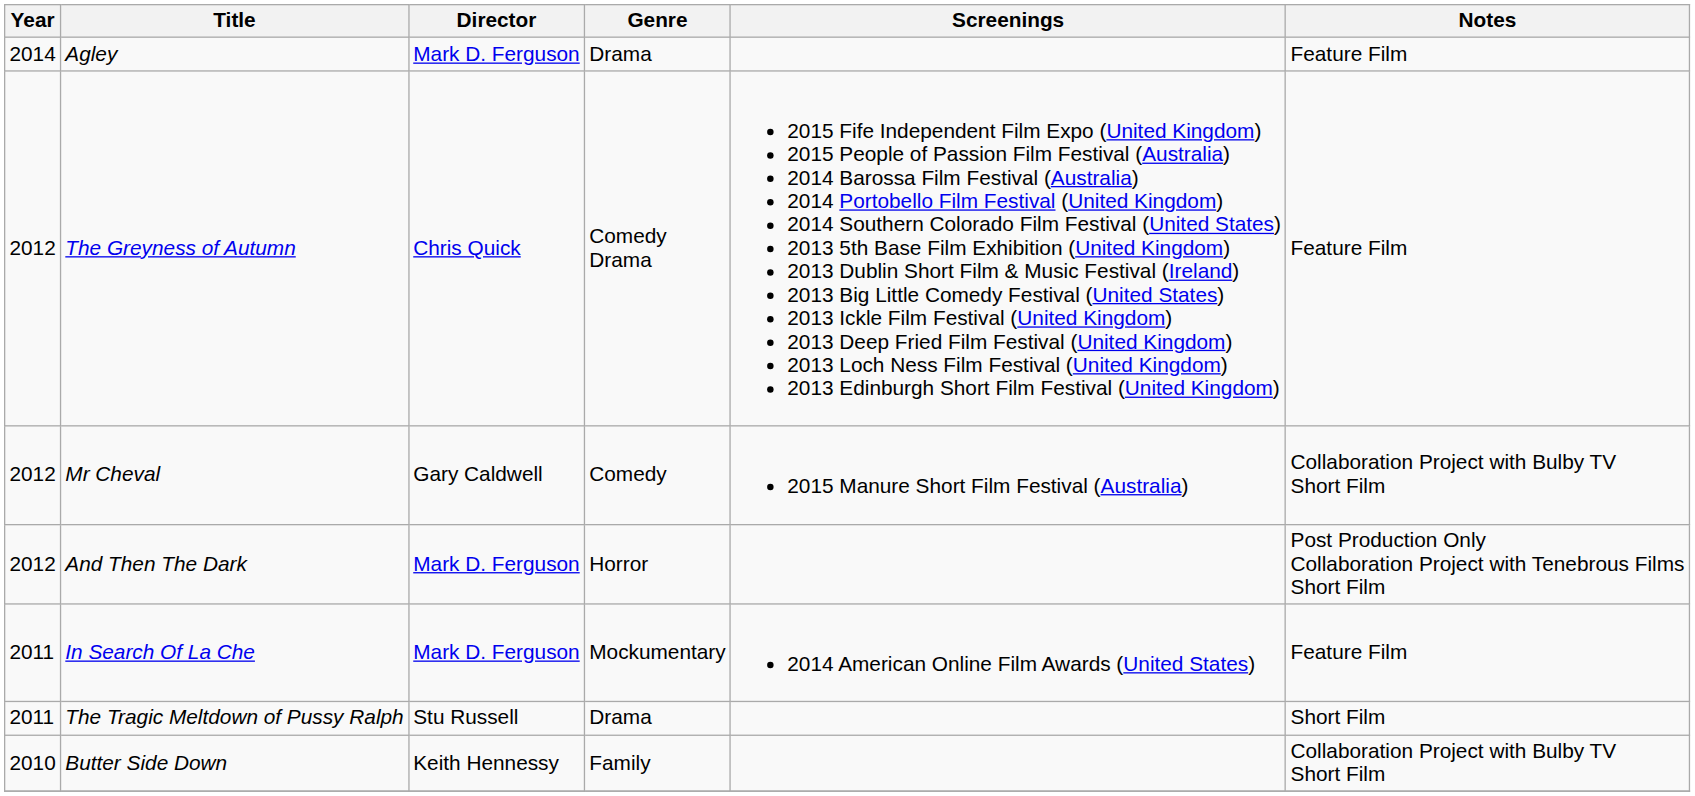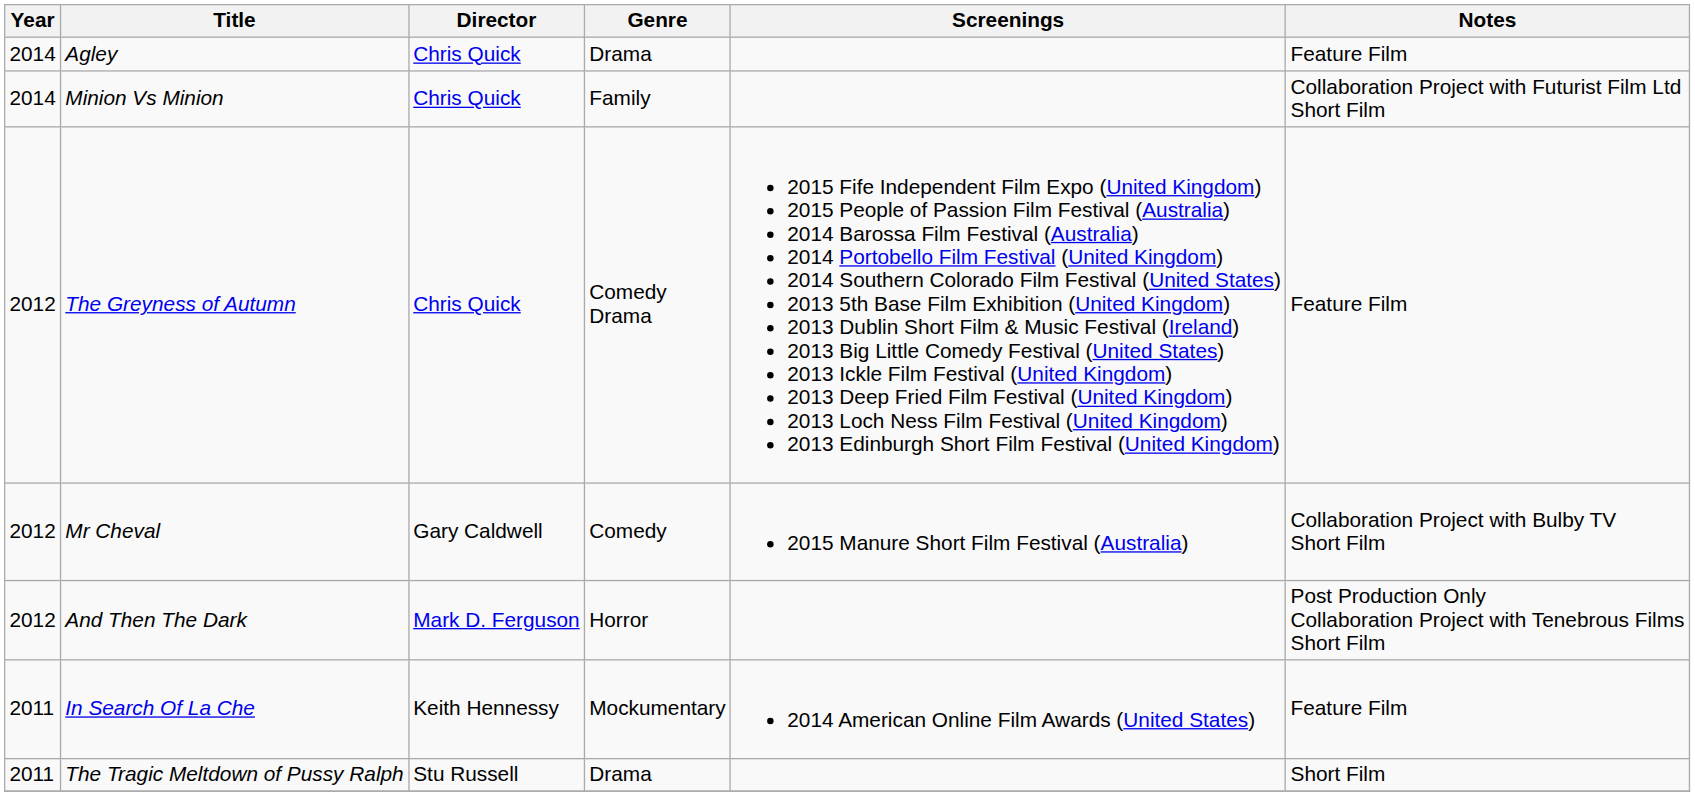(496, 53) Mark D. Ferguson -> (467, 53) Chris Quick
+ row: (144, 98)
(496, 652) Mark D. Ferguson -> (486, 709) Keith Hennessy
- row: (146, 762)
